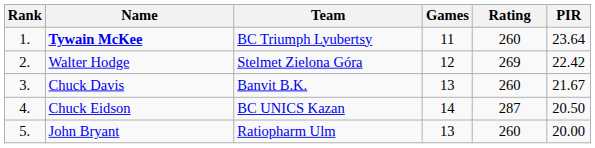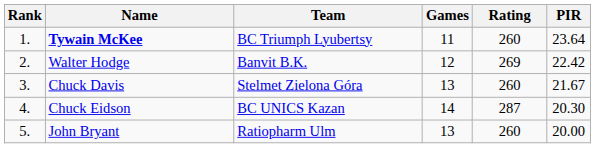(300, 62) Stelmet Zielona Góra -> (272, 62) Banvit B.K.
(272, 85) Banvit B.K. -> (300, 85) Stelmet Zielona Góra
(569, 108) 20.50 -> (569, 108) 20.30
